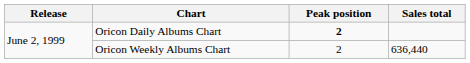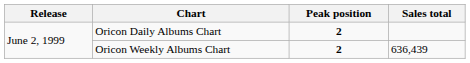(339, 49) normal -> (339, 49) bold
(409, 49) 636,440 -> (409, 49) 636,439
